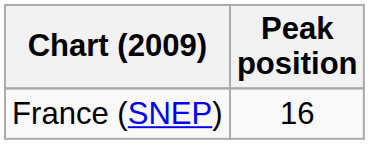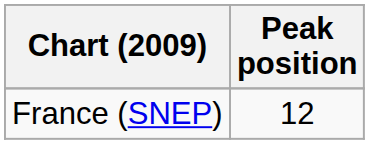(297, 113) 16 -> (297, 113) 12
